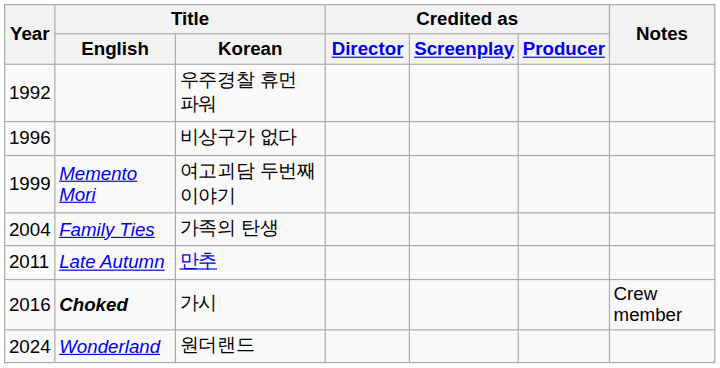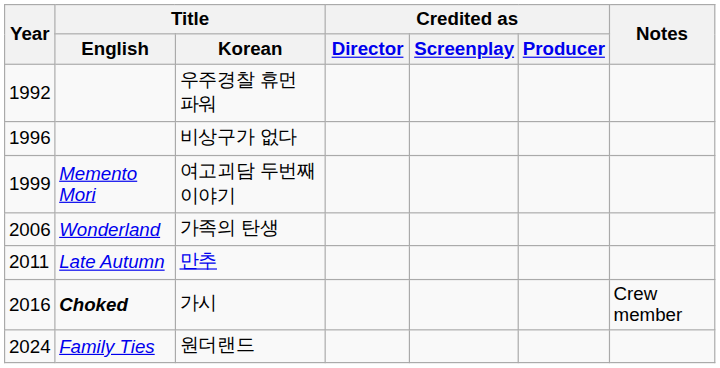(30, 229) 2004 -> (30, 229) 2006
(107, 229) Family Ties -> (110, 229) Wonderland
(110, 346) Wonderland -> (107, 346) Family Ties
